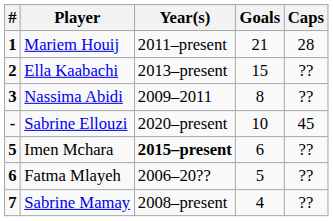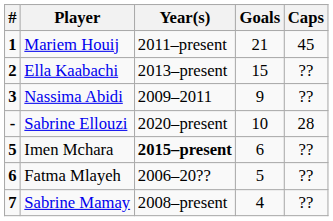(306, 44) 28 -> (306, 44) 45
(260, 96) 8 -> (260, 96) 9
(306, 123) 45 -> (306, 123) 28
